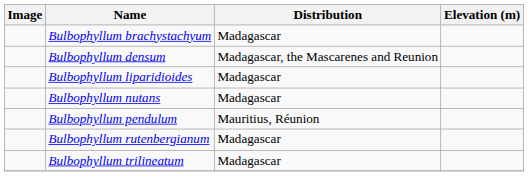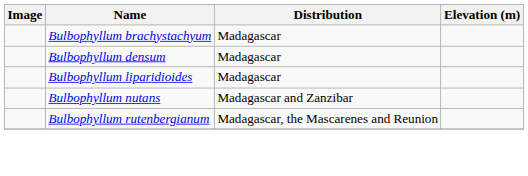(328, 56) Madagascar, the Mascarenes and Reunion -> (249, 56) Madagascar
(249, 98) Madagascar -> (285, 98) Madagascar and Zanzibar
- row: (113, 118)
(249, 139) Madagascar -> (328, 118) Madagascar, the Mascarenes and Reunion
- row: (116, 160)
